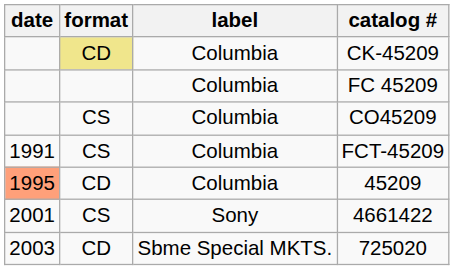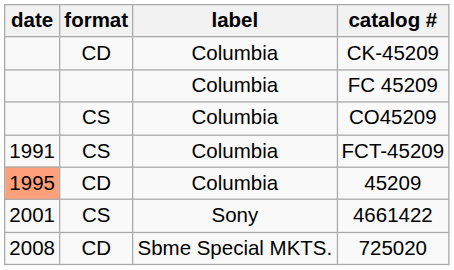(96, 53) khaki background -> (96, 53) no background
(32, 248) 2003 -> (32, 248) 2008
